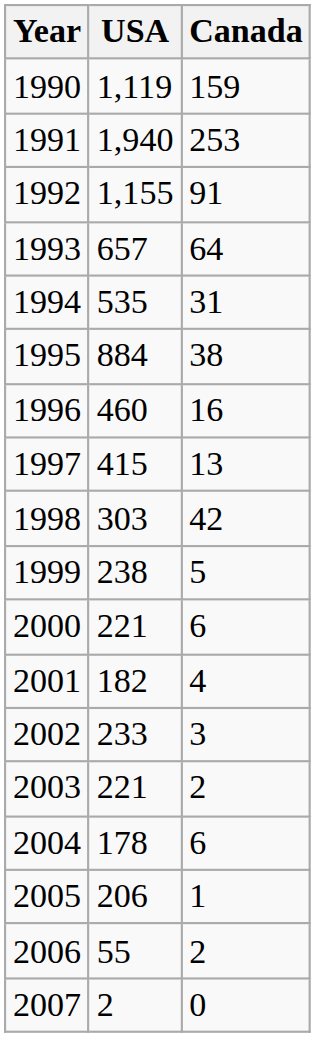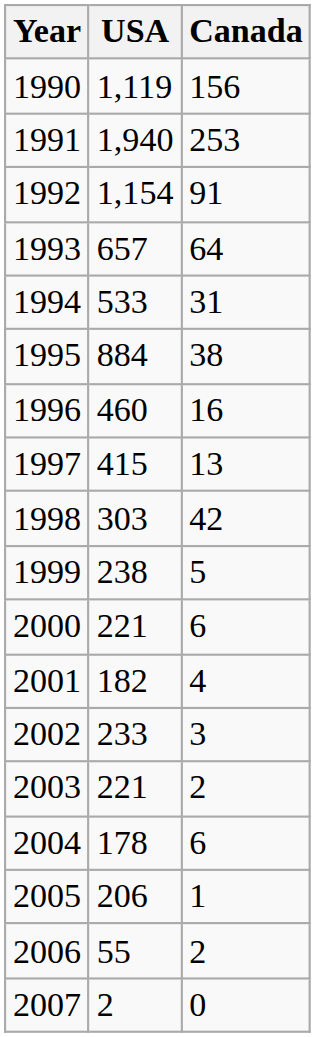(215, 85) 159 -> (215, 85) 156
(135, 193) 1,155 -> (135, 193) 1,154
(122, 301) 535 -> (122, 301) 533
